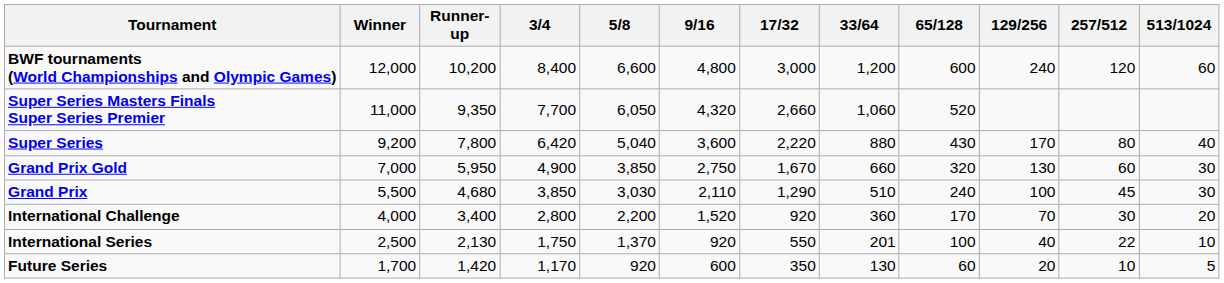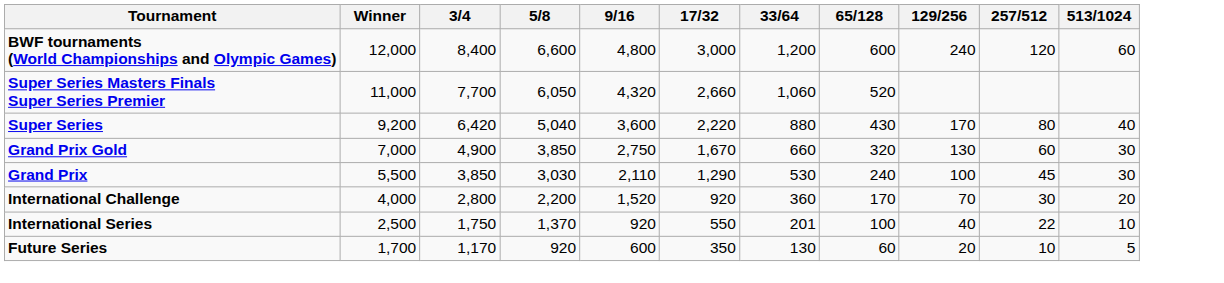- column: (460, 25)
(883, 192) 510 -> (803, 174) 530
